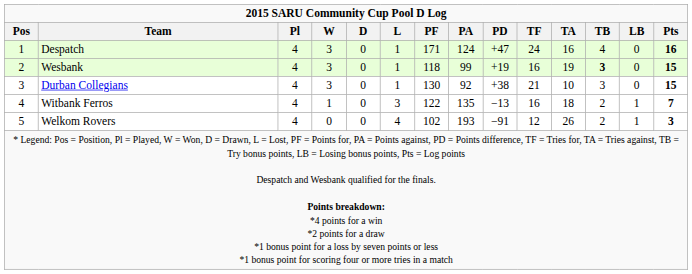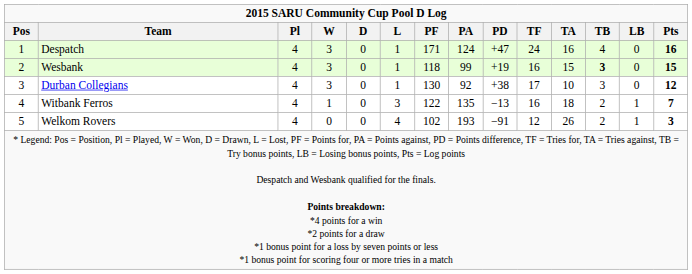(568, 67) 19 -> (568, 67) 15
(534, 85) 21 -> (534, 85) 17
(671, 85) 15 -> (671, 85) 12
